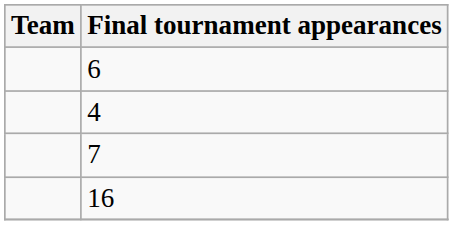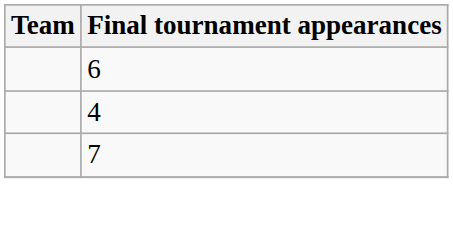- row: (101, 197)
